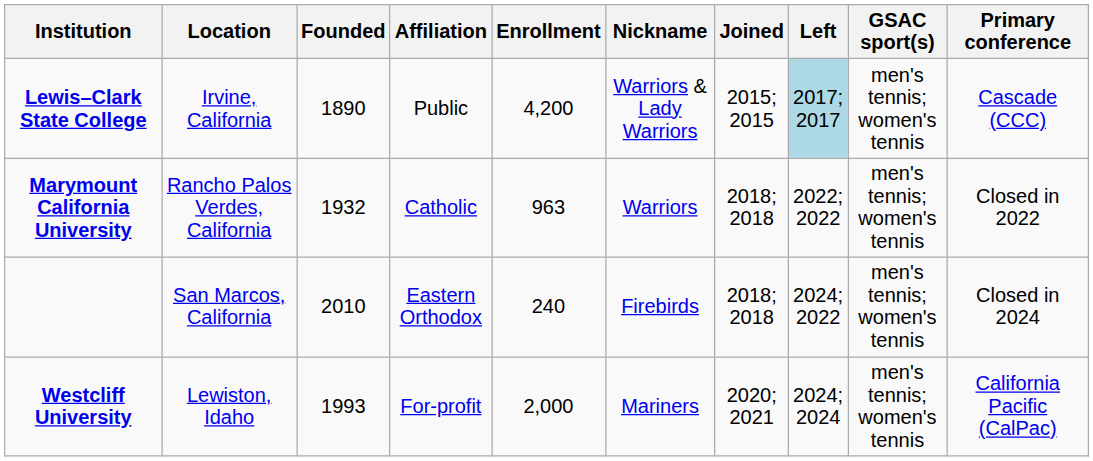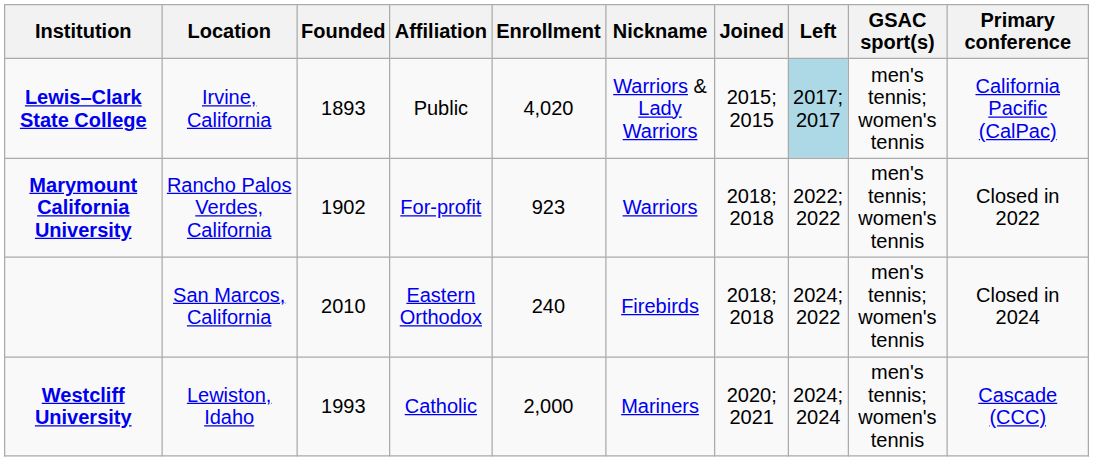(343, 108) 1890 -> (343, 108) 1893
(548, 108) 4,200 -> (548, 108) 4,020
(1018, 108) Cascade (CCC) -> (1018, 108) California Pacific (CalPac)
(343, 207) 1932 -> (343, 207) 1902
(441, 207) Catholic -> (441, 207) For-profit
(548, 207) 963 -> (548, 207) 923
(441, 405) For-profit -> (441, 405) Catholic
(1018, 405) California Pacific (CalPac) -> (1018, 405) Cascade (CCC)
